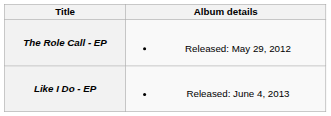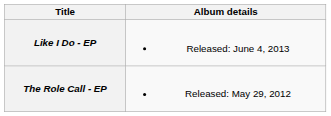rows swapped: (65, 42) <-> (65, 88)
